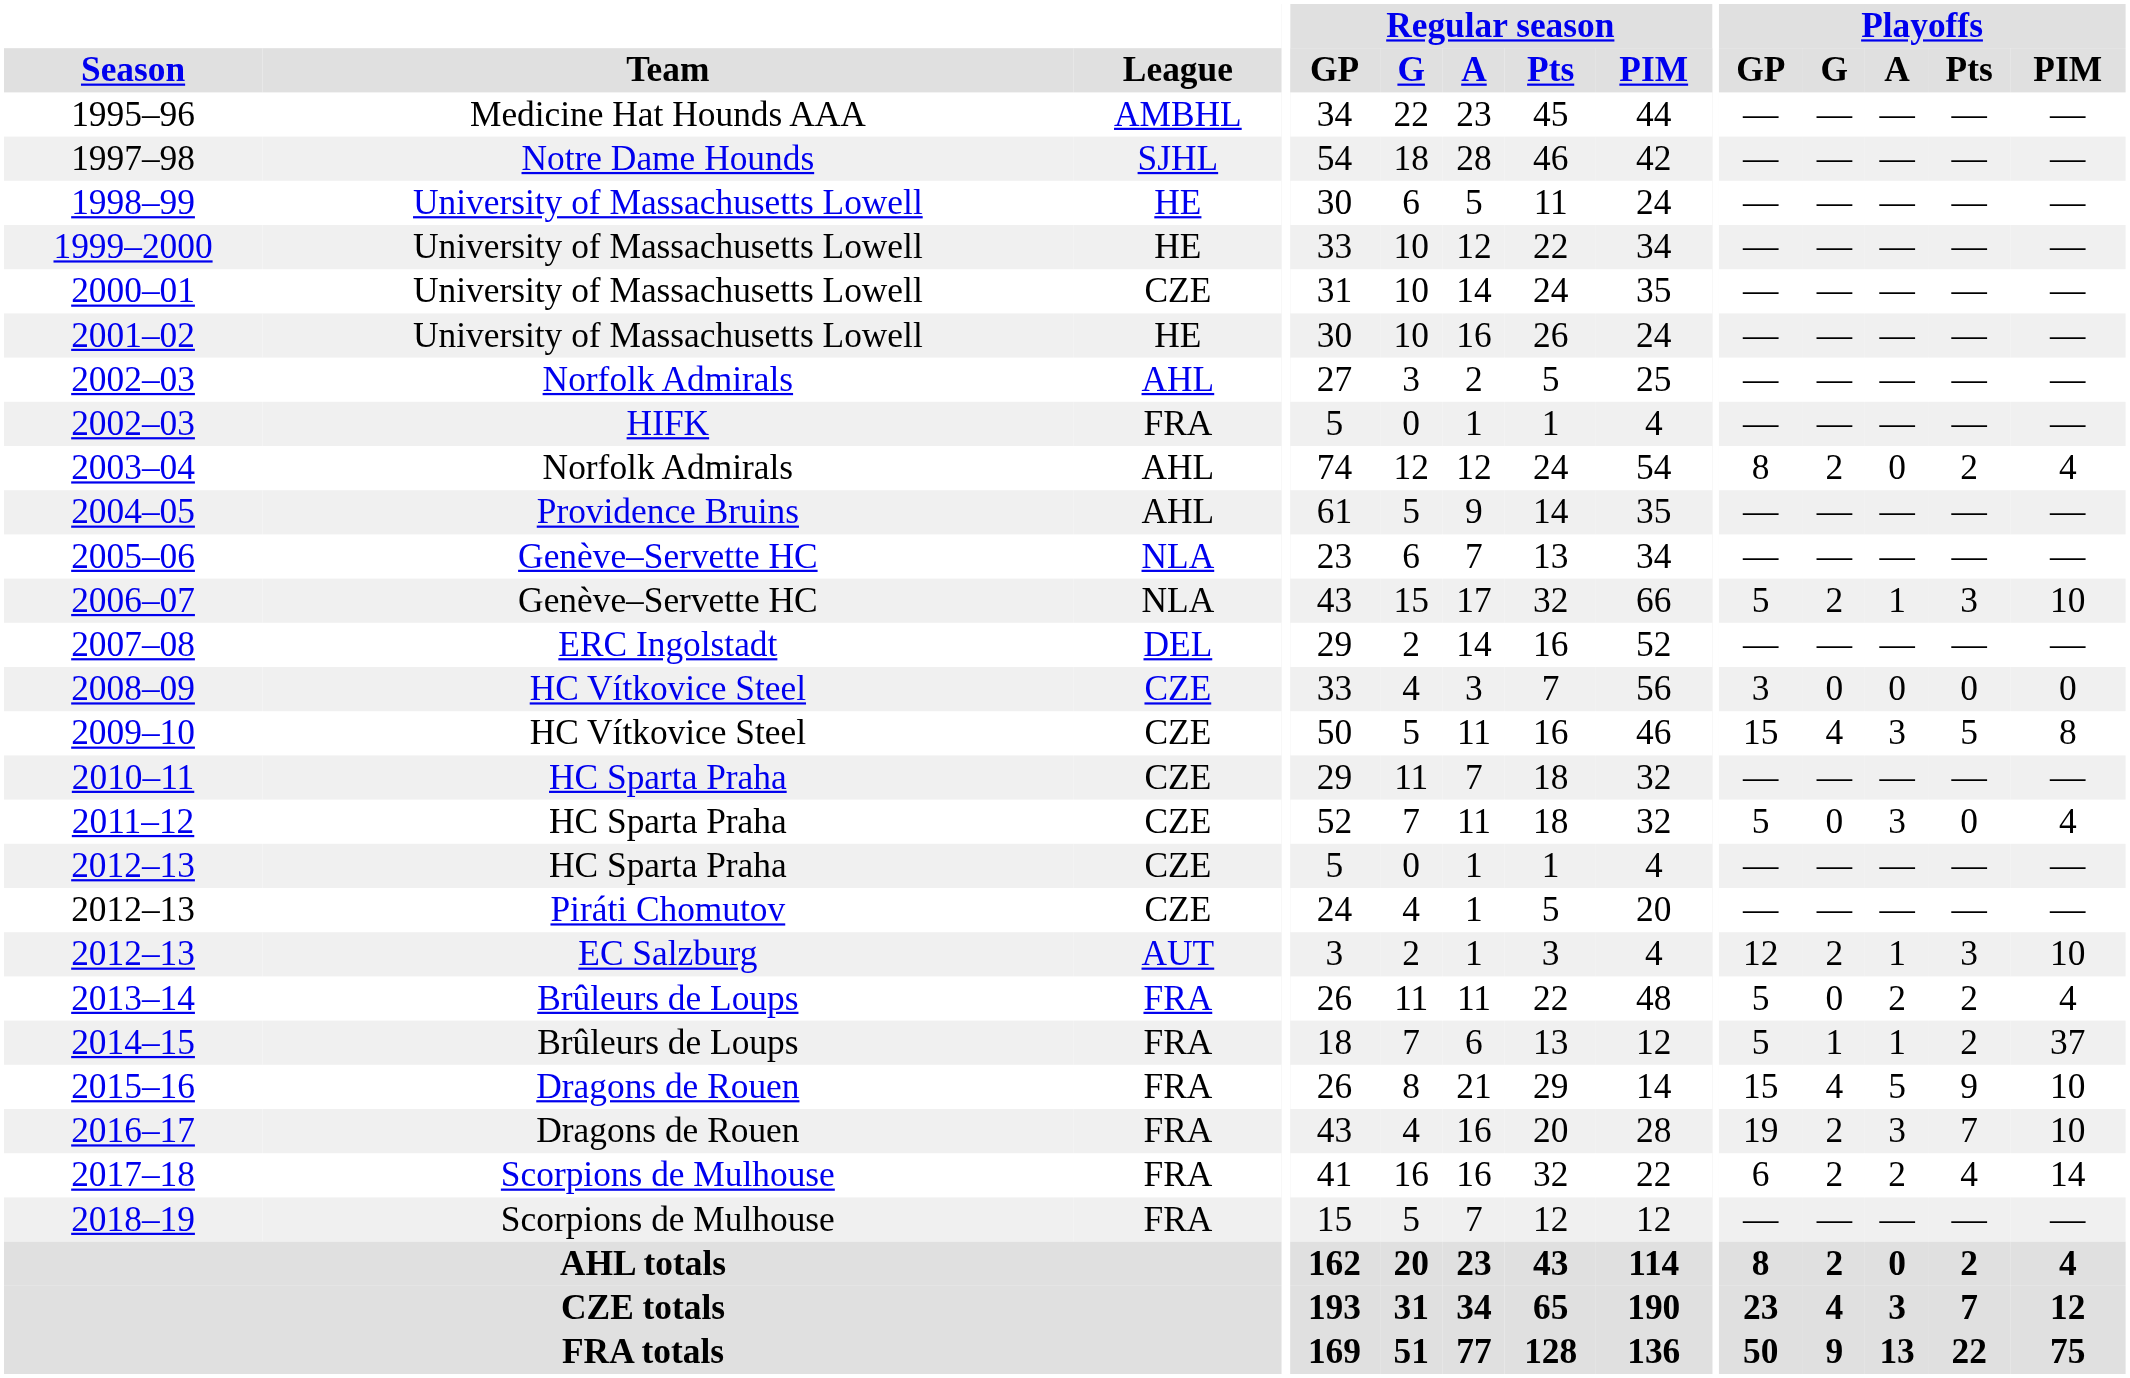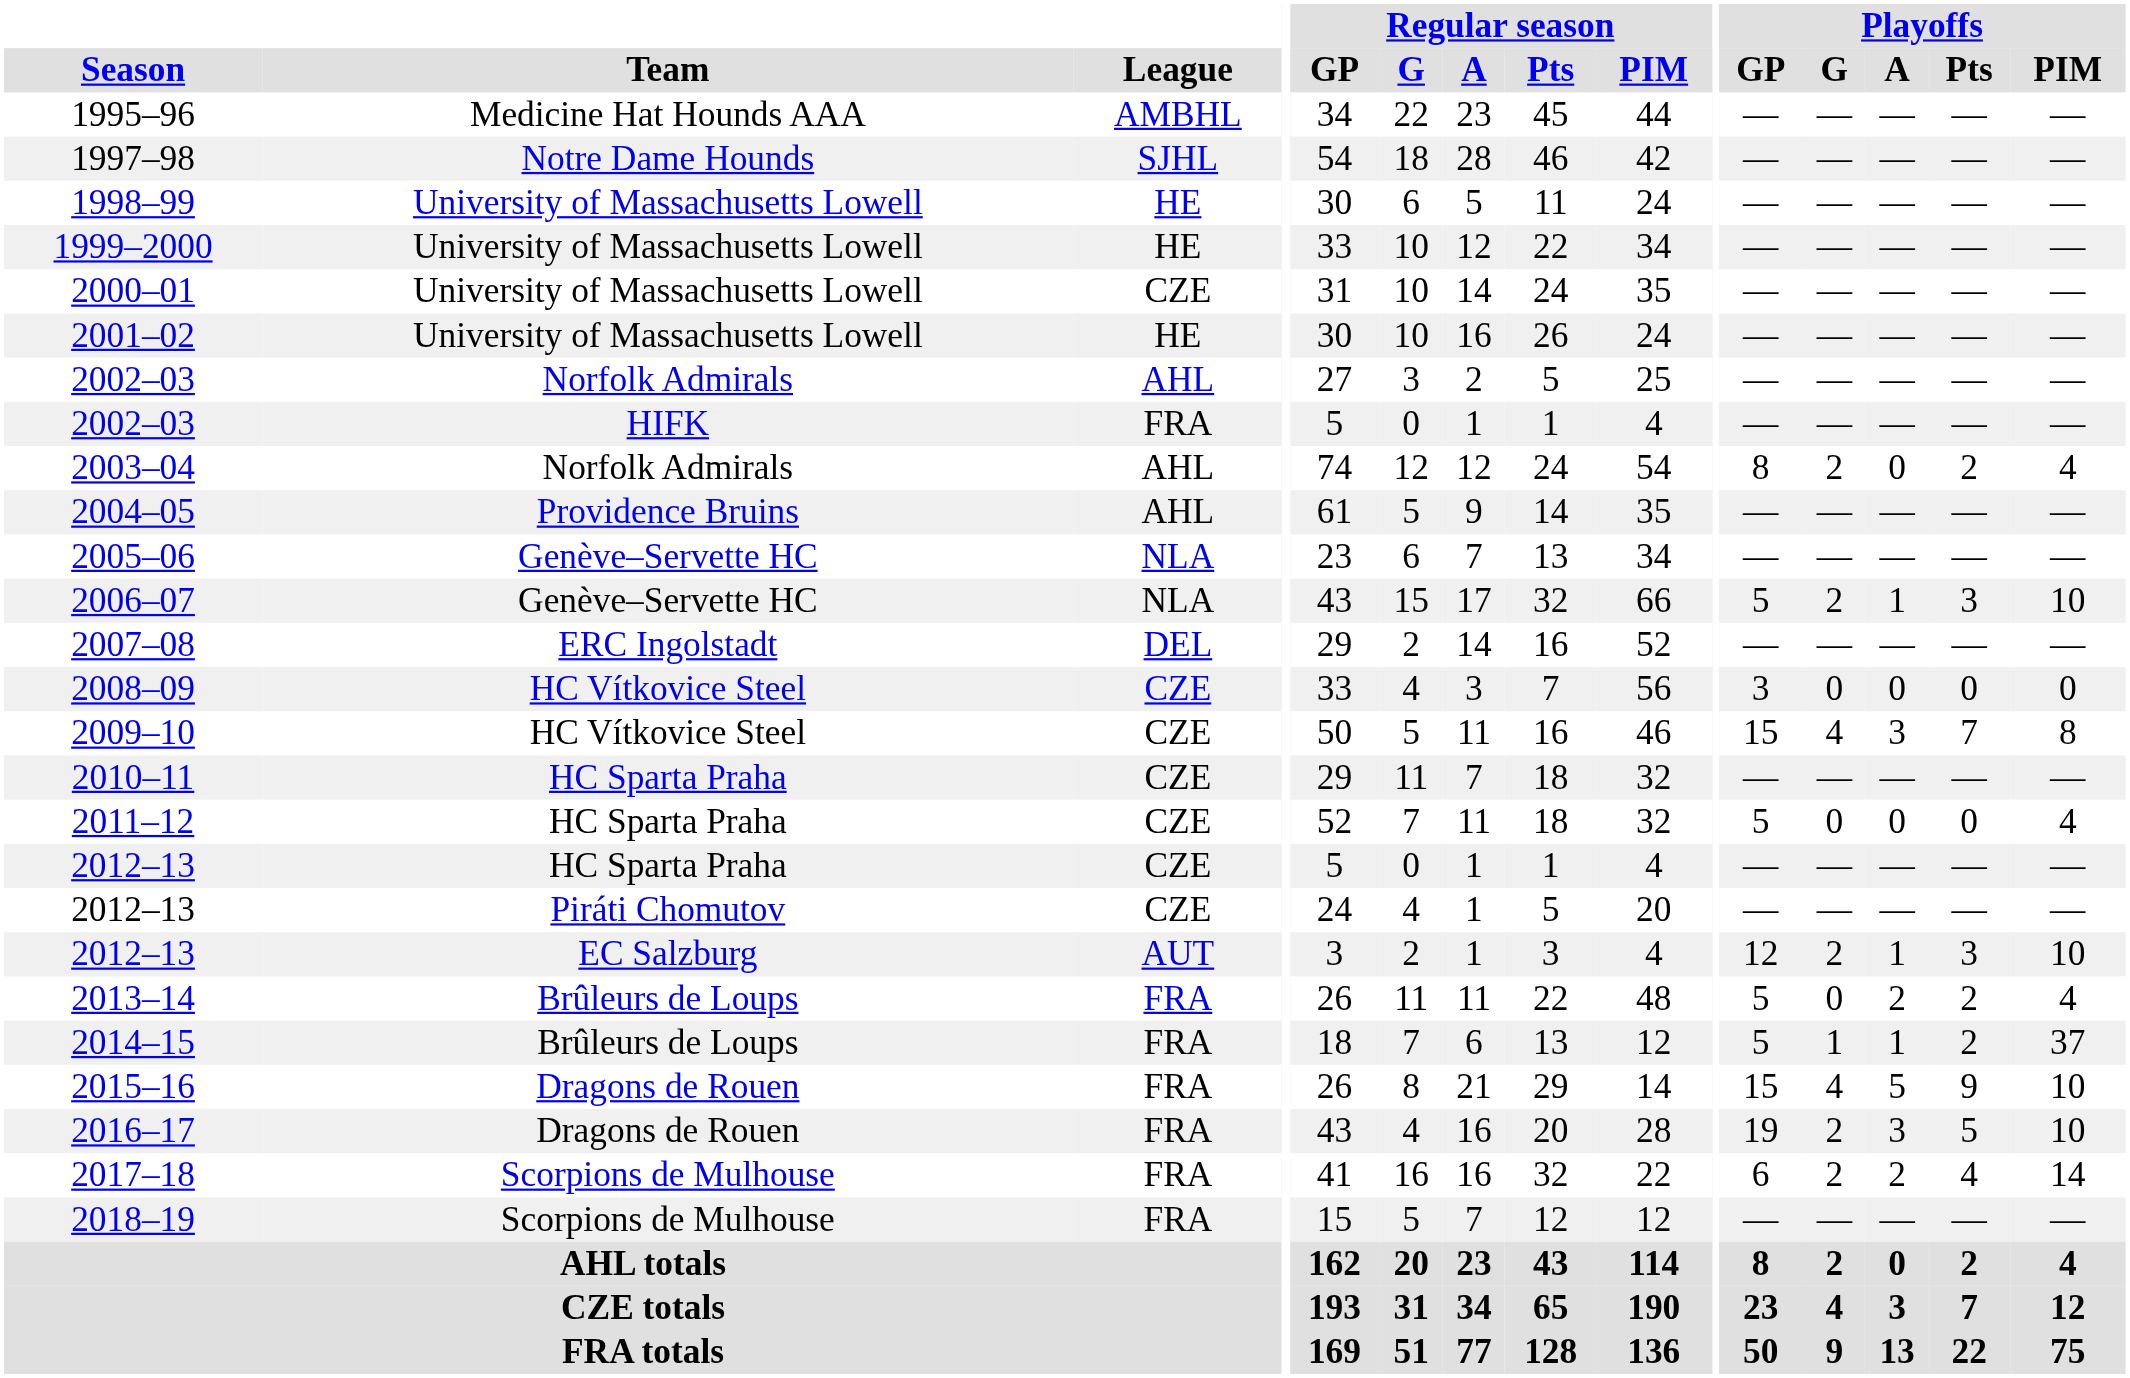(1969, 732) 5 -> (1969, 732) 7
(1897, 821) 3 -> (1897, 821) 0
(1969, 1130) 7 -> (1969, 1130) 5
